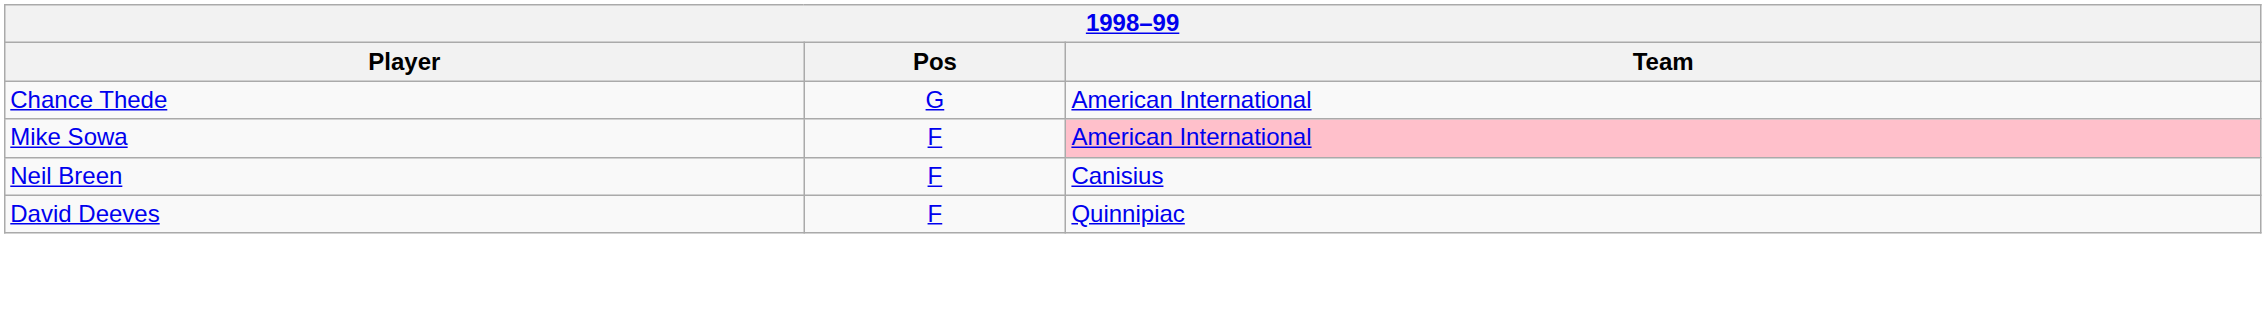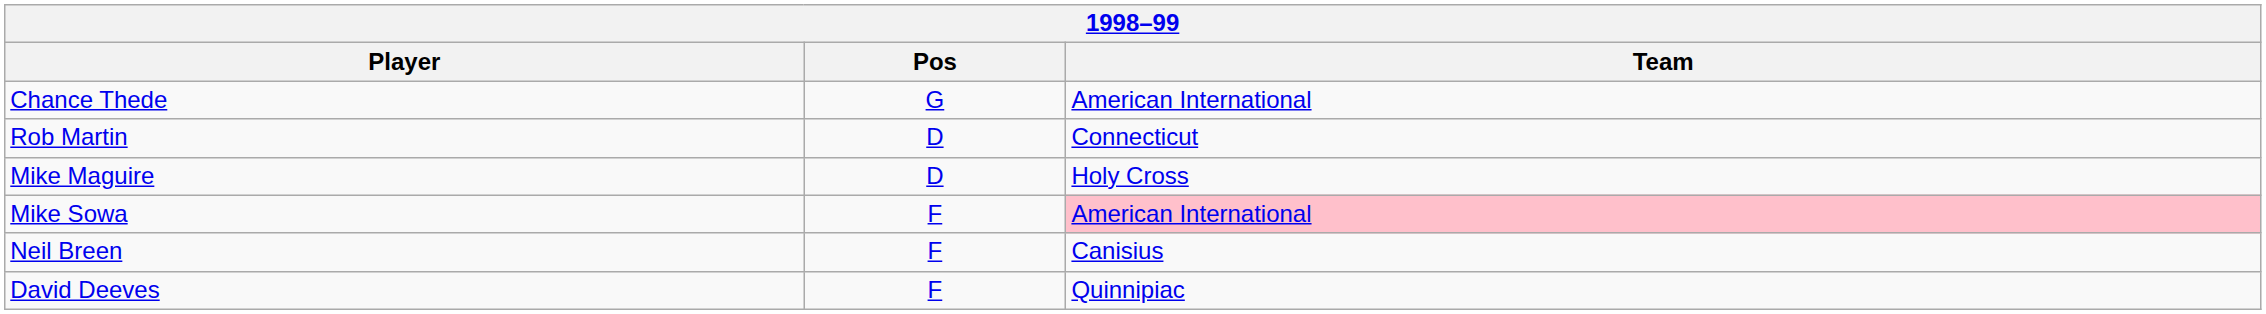+ row: (69, 137)
+ row: (82, 175)
